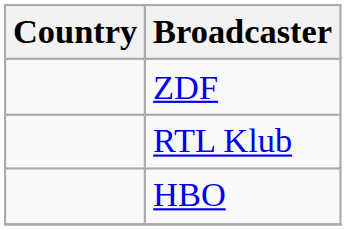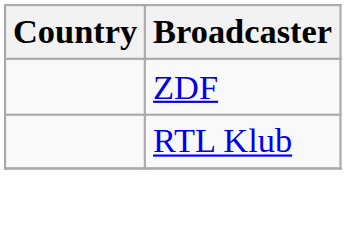- row: (189, 195)
